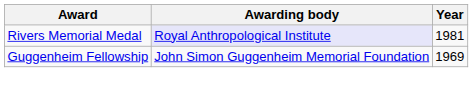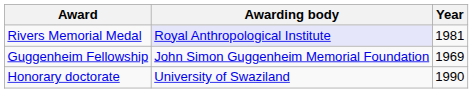+ row: (64, 77)
